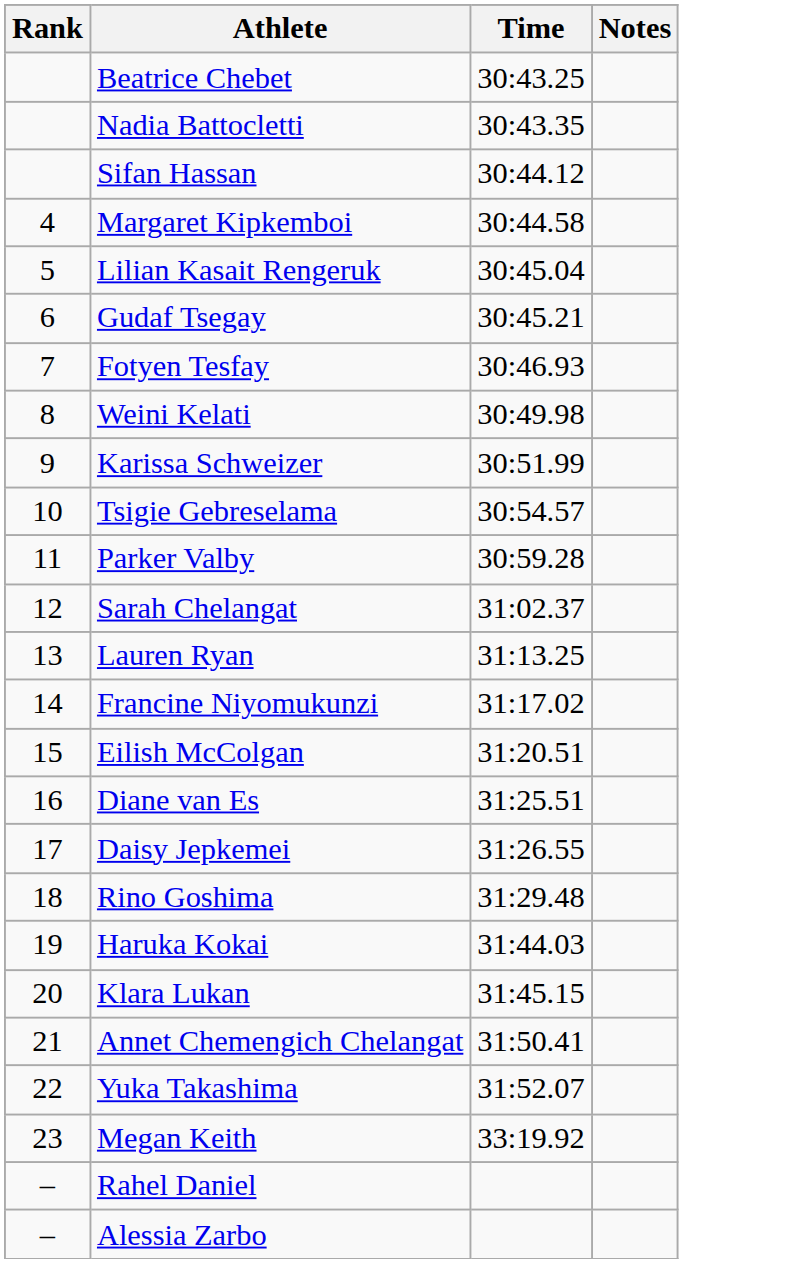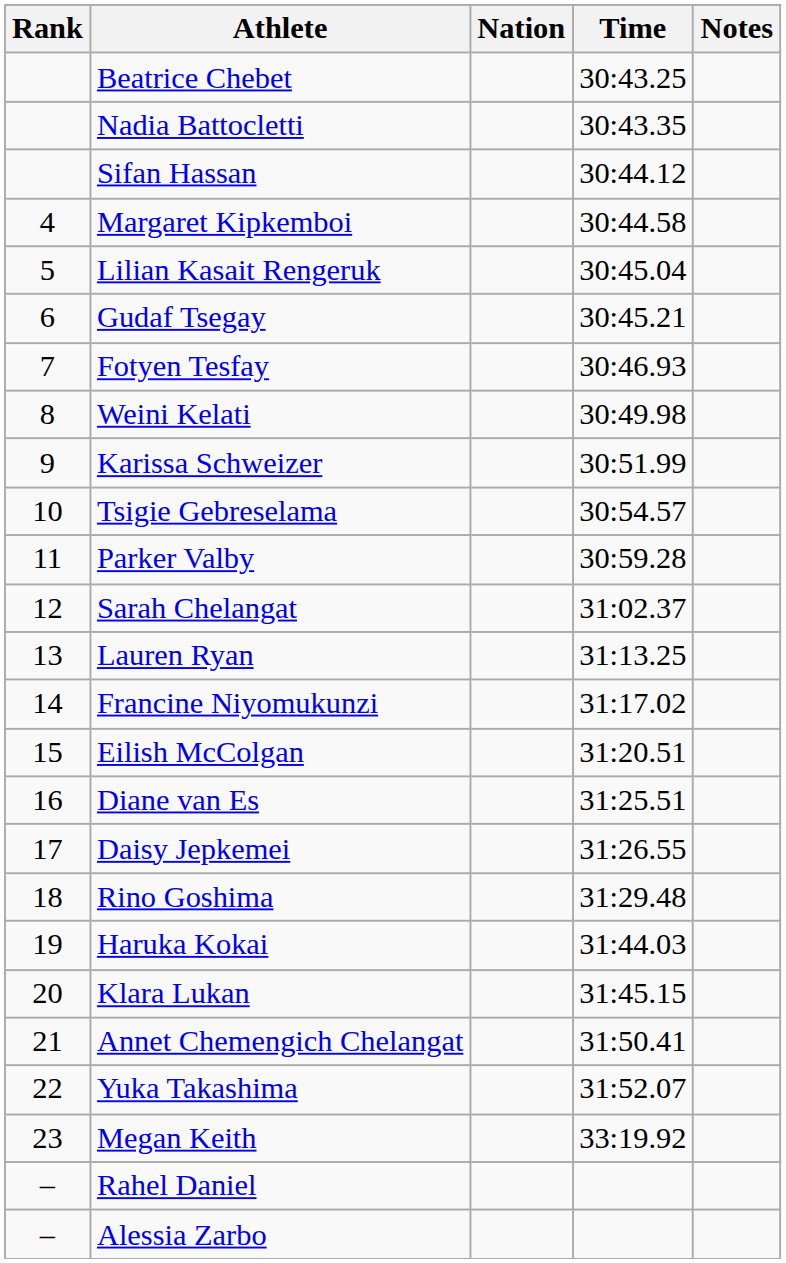+ column: (521, 28)
